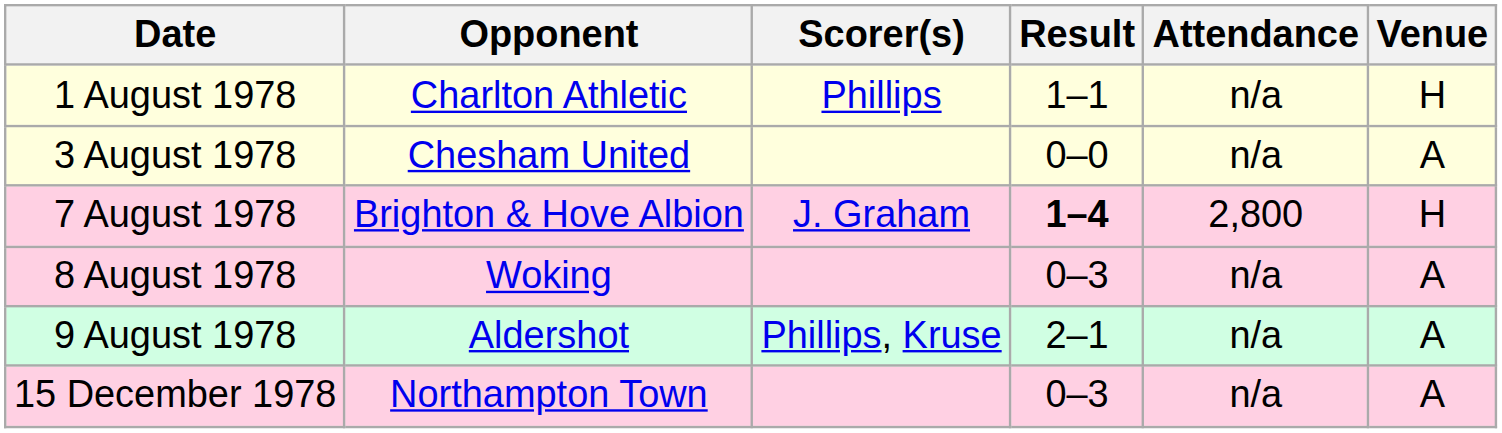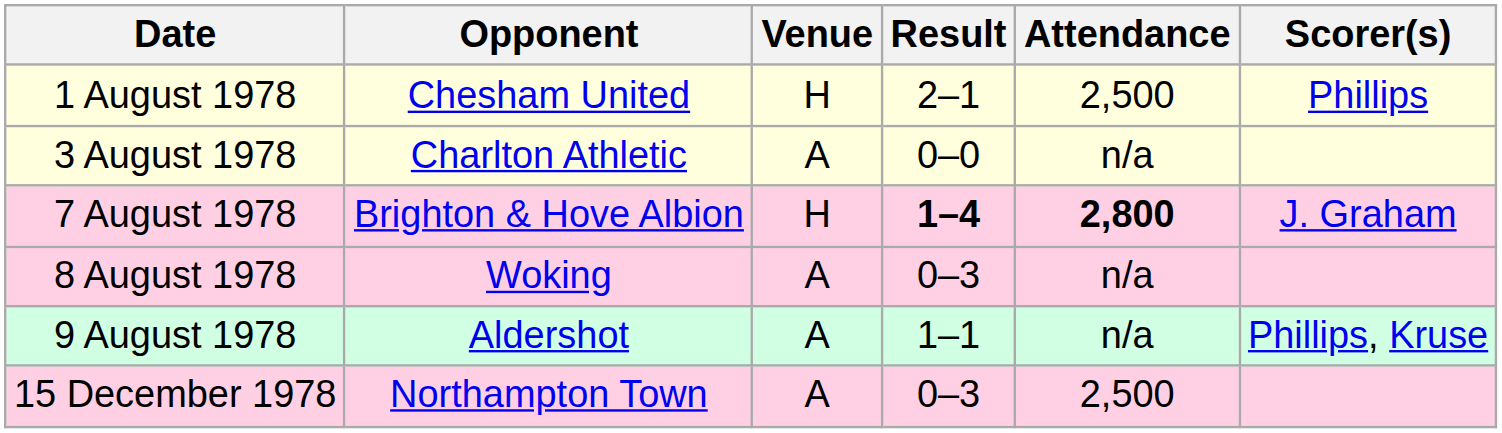columns swapped: (1432, 34) <-> (882, 34)
(549, 94) Charlton Athletic -> (549, 94) Chesham United
(1077, 94) 1–1 -> (949, 94) 2–1
(1256, 94) n/a -> (1127, 94) 2,500
(549, 154) Chesham United -> (549, 154) Charlton Athletic
(1256, 214) normal -> (1127, 214) bold
(1077, 335) 2–1 -> (949, 335) 1–1
(1256, 395) n/a -> (1127, 395) 2,500
